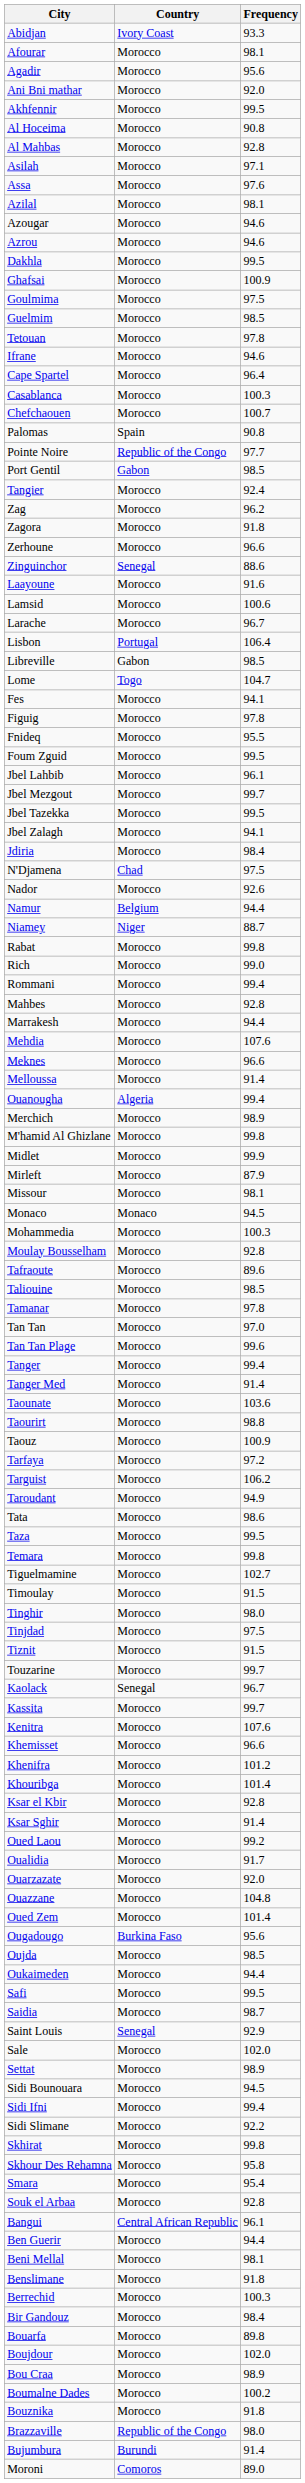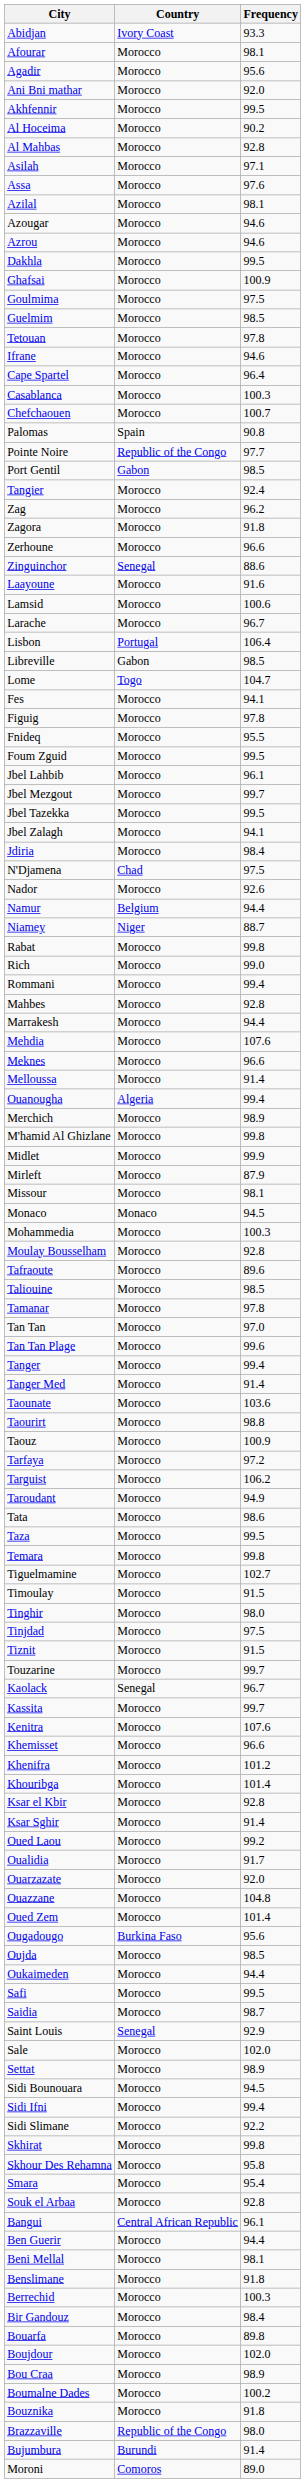(254, 128) 90.8 -> (254, 128) 90.2
